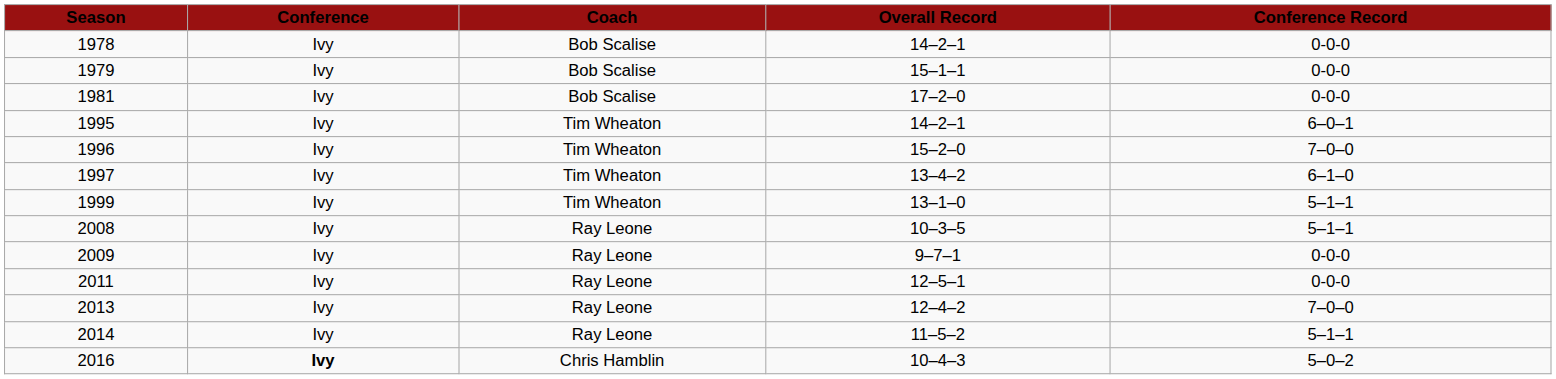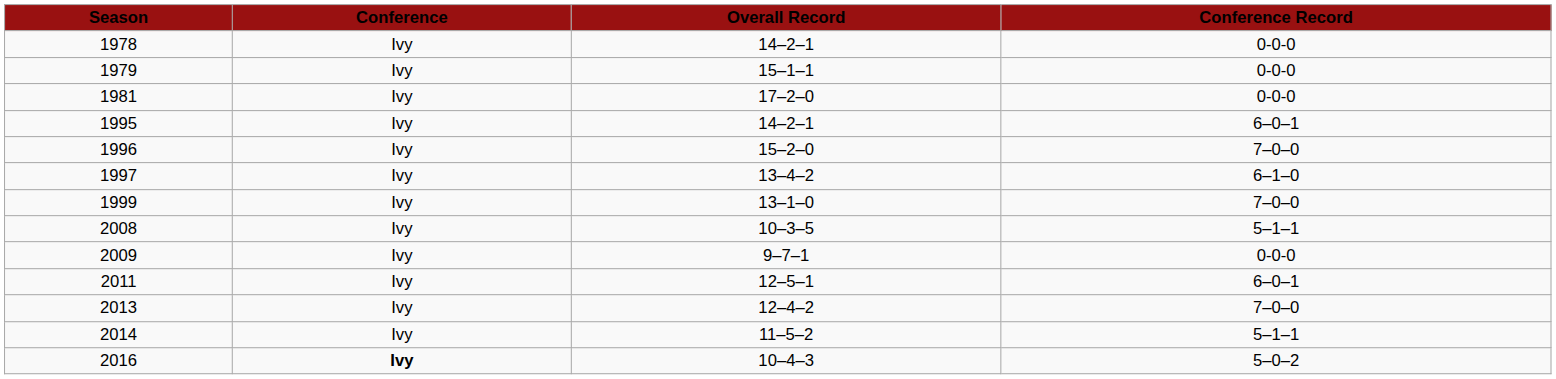- column: (612, 17)
(1331, 202) 5–1–1 -> (1276, 202) 7–0–0
(1331, 281) 0-0-0 -> (1276, 281) 6–0–1
